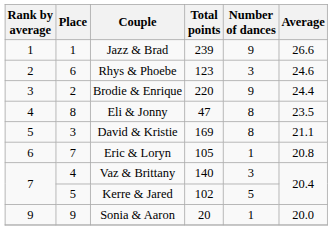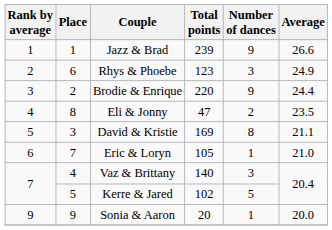(303, 70) 24.6 -> (303, 70) 24.9
(251, 111) 8 -> (251, 111) 2
(303, 152) 20.8 -> (303, 152) 21.0
